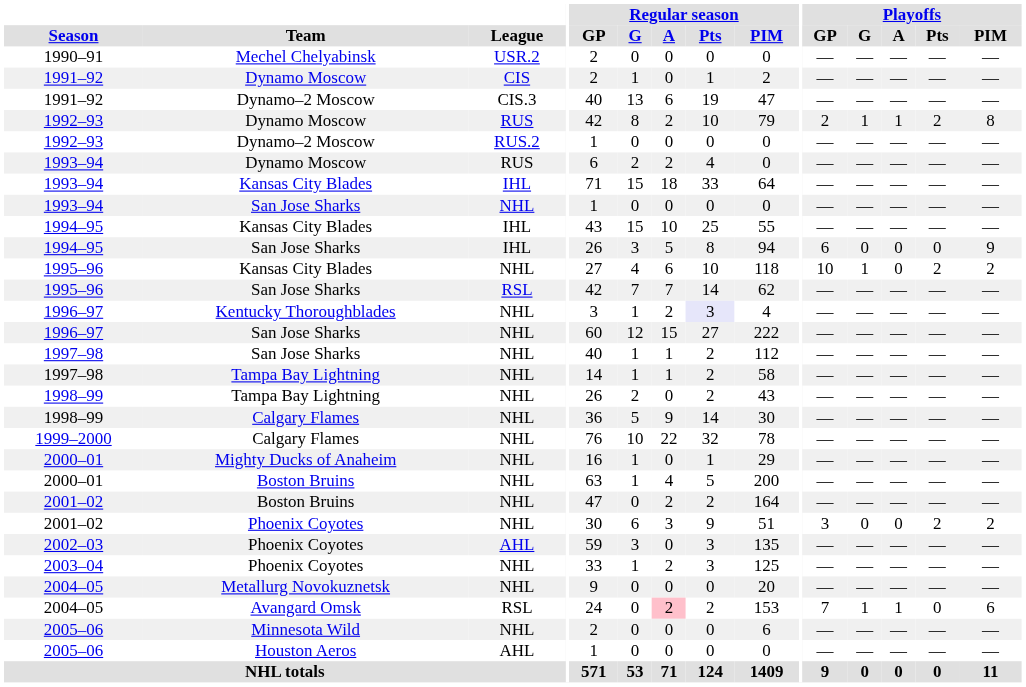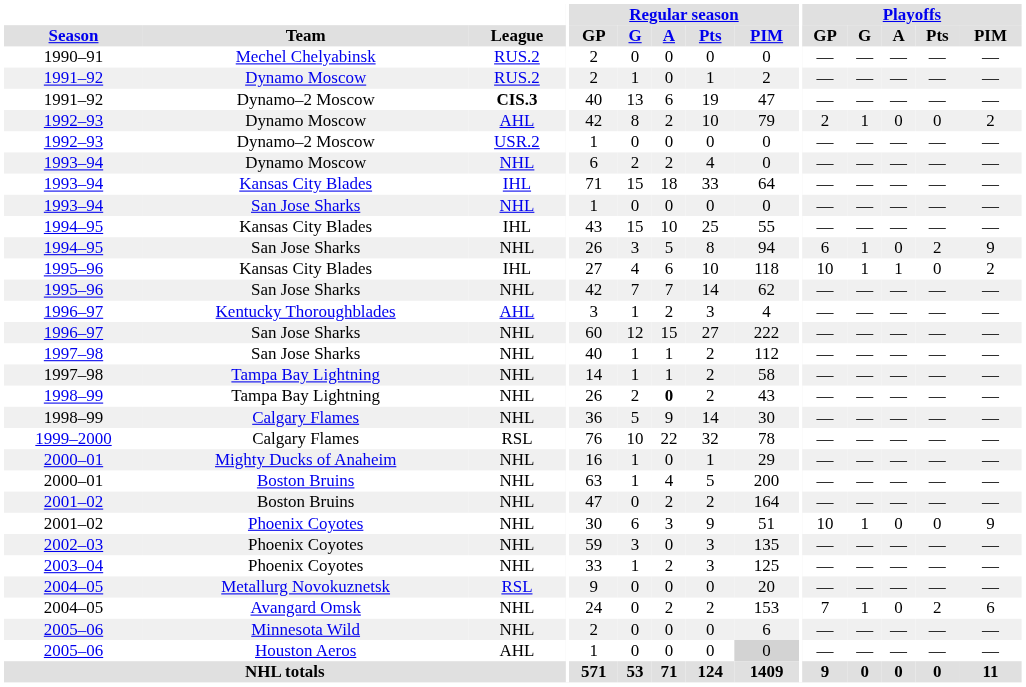(517, 56) USR.2 -> (517, 56) RUS.2
(517, 78) CIS -> (517, 78) RUS.2
(517, 99) normal -> (517, 99) bold
(517, 120) RUS -> (517, 120) AHL
(899, 120) 1 -> (899, 120) 0
(937, 120) 2 -> (937, 120) 0
(990, 120) 8 -> (990, 120) 2
(517, 141) RUS.2 -> (517, 141) USR.2
(517, 162) RUS -> (517, 162) NHL
(517, 247) IHL -> (517, 247) NHL
(865, 247) 0 -> (865, 247) 1
(937, 247) 0 -> (937, 247) 2
(517, 268) NHL -> (517, 268) IHL
(899, 268) 0 -> (899, 268) 1
(937, 268) 2 -> (937, 268) 0
(517, 290) RSL -> (517, 290) NHL
(517, 311) NHL -> (517, 311) AHL
(710, 311) lavender background -> (710, 311) no background
(669, 396) normal -> (669, 396) bold
(517, 438) NHL -> (517, 438) RSL
(825, 523) 3 -> (825, 523) 10
(865, 523) 0 -> (865, 523) 1
(937, 523) 2 -> (937, 523) 0
(990, 523) 2 -> (990, 523) 9
(517, 544) AHL -> (517, 544) NHL
(517, 586) NHL -> (517, 586) RSL
(517, 608) RSL -> (517, 608) NHL
(669, 608) pink background -> (669, 608) no background
(899, 608) 1 -> (899, 608) 0
(937, 608) 0 -> (937, 608) 2
(767, 650) no background -> (767, 650) lightgrey background
